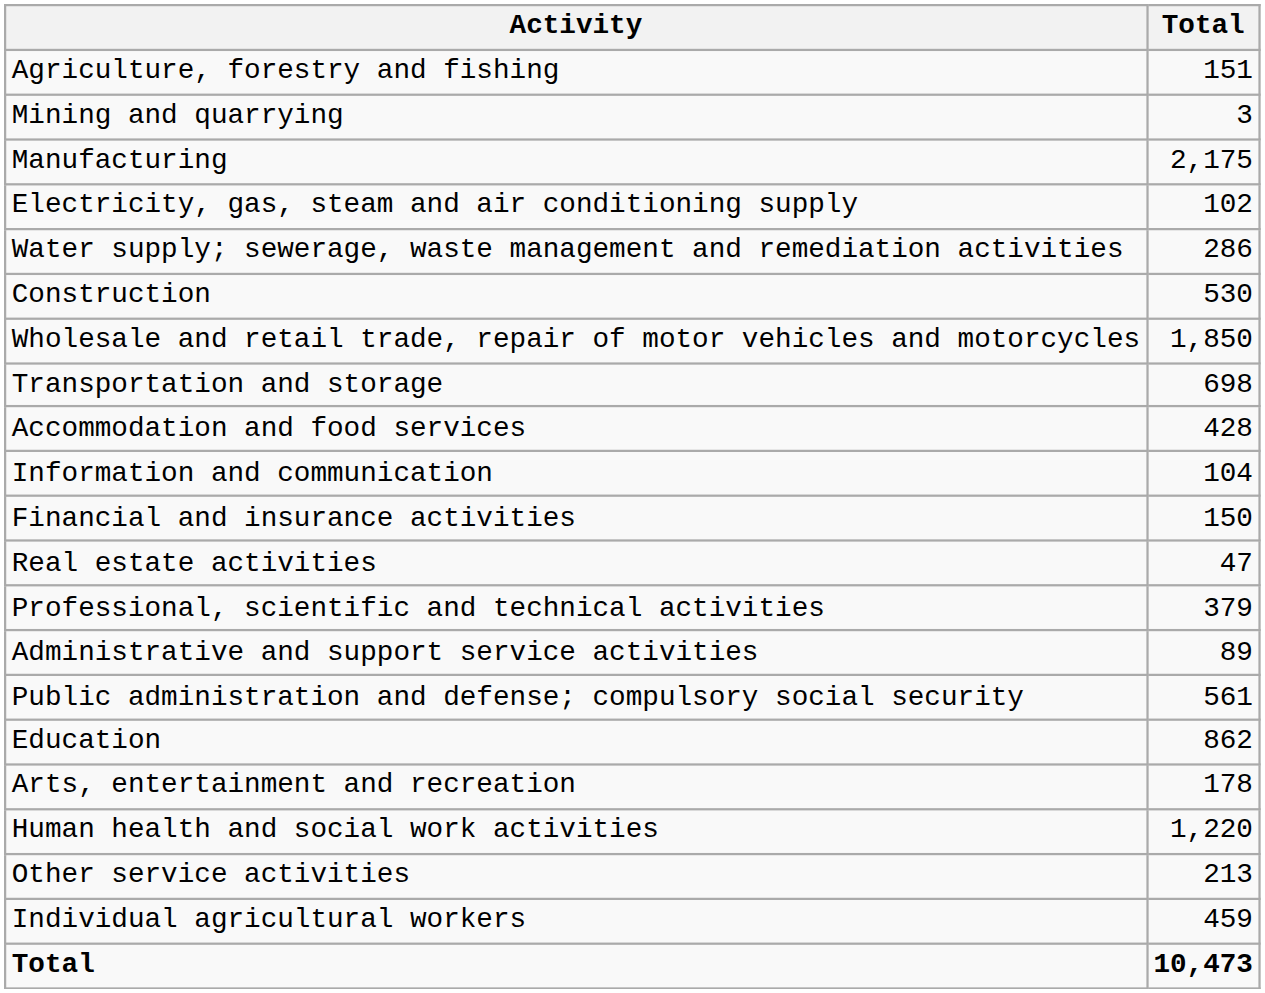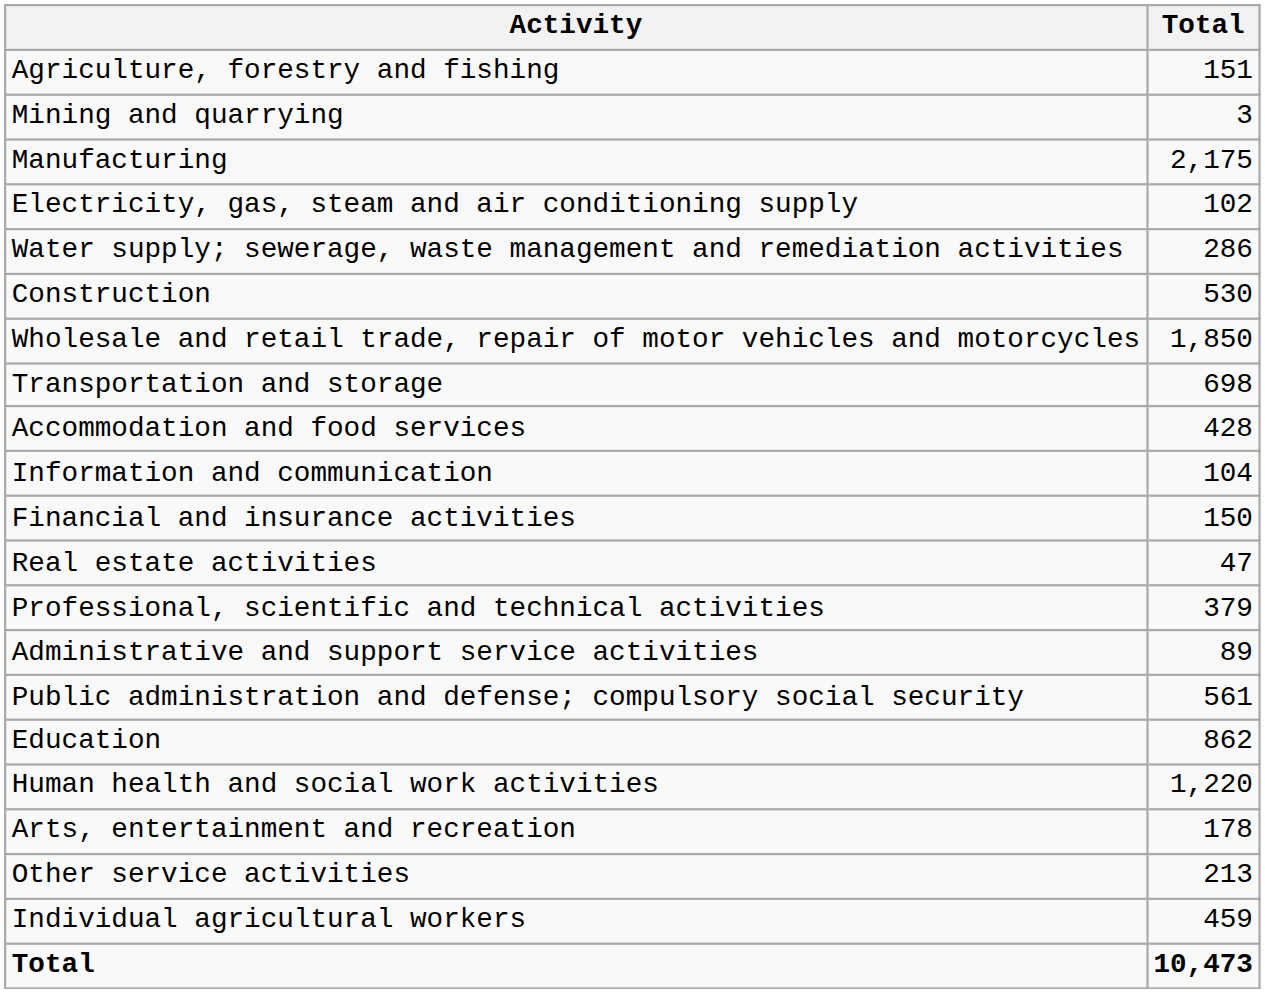rows swapped: (335, 832) <-> (294, 787)
